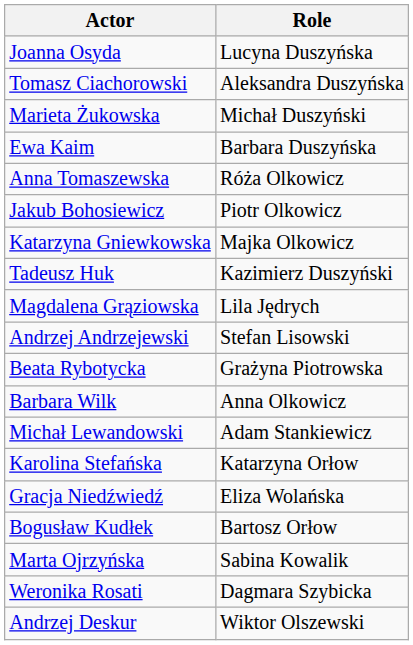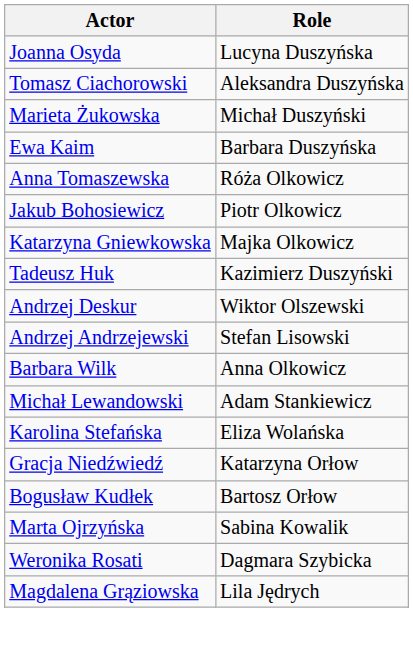rows swapped: (104, 305) <-> (73, 623)
- row: (77, 369)
(289, 464) Katarzyna Orłow -> (282, 432) Eliza Wolańska
(282, 496) Eliza Wolańska -> (289, 464) Katarzyna Orłow
